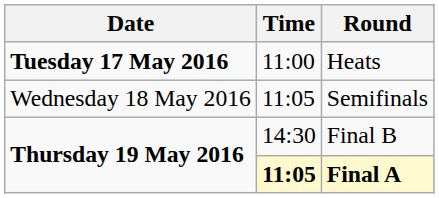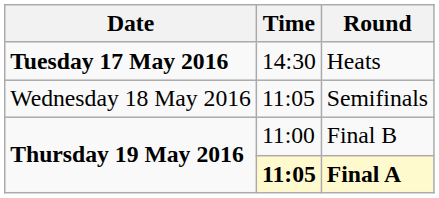(288, 60) 11:00 -> (289, 60) 14:30
(289, 135) 14:30 -> (288, 135) 11:00
